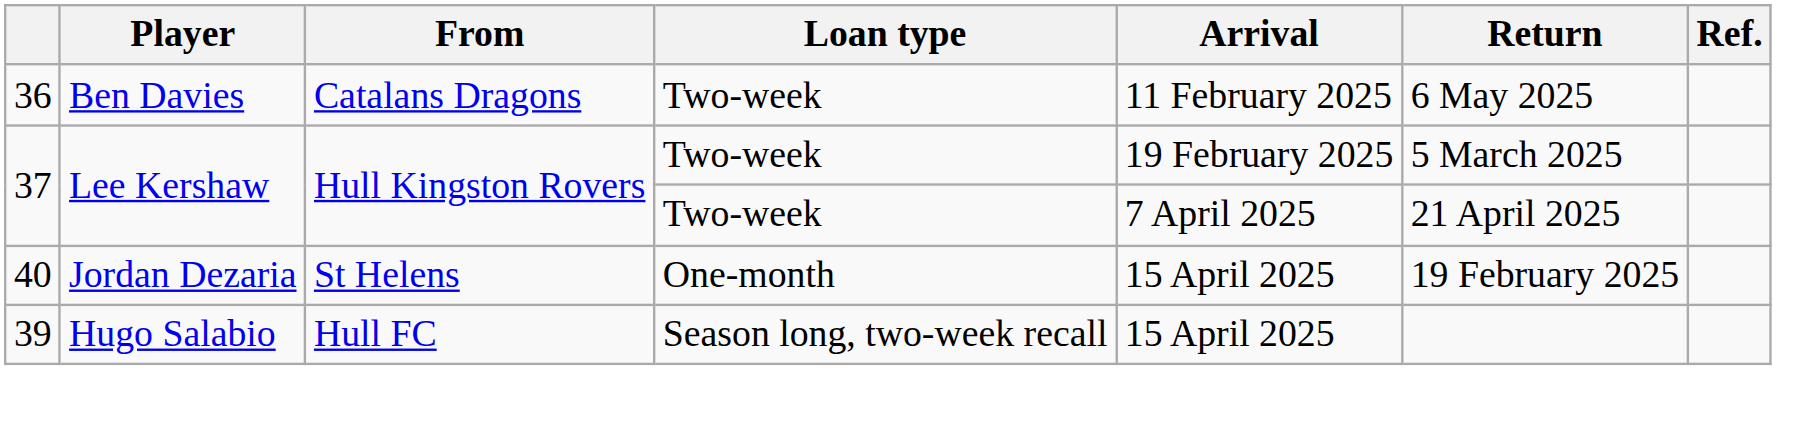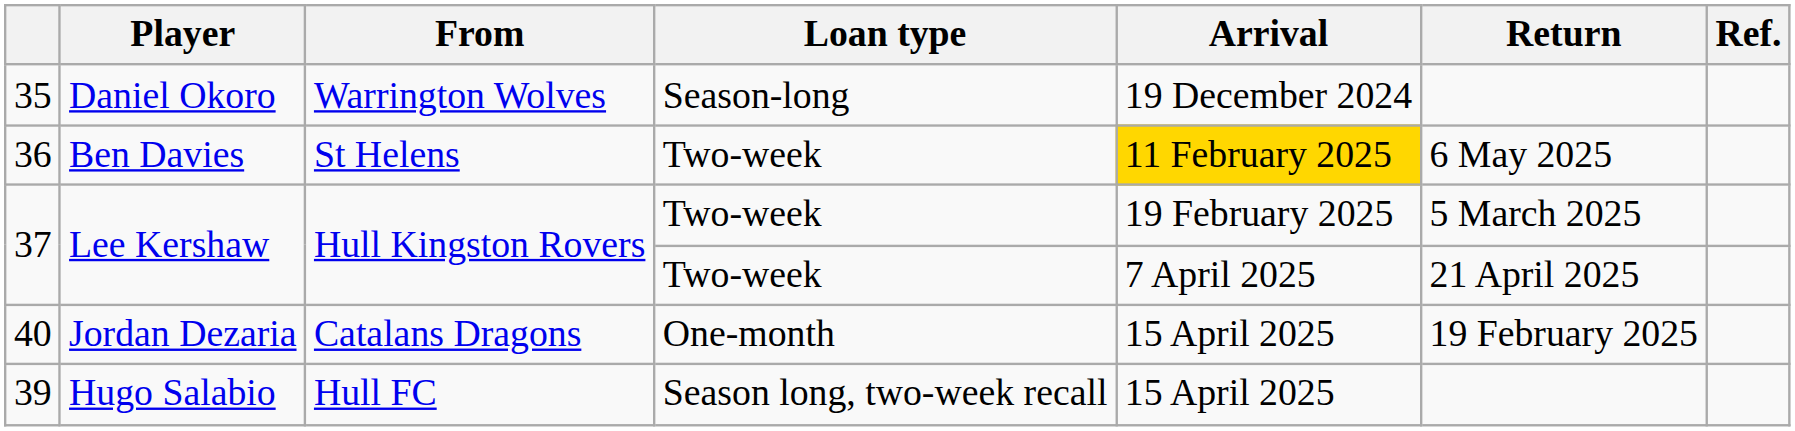+ row: (33, 94)
(448, 94) Catalans Dragons -> (387, 154) St Helens
(1258, 94) no background -> (1258, 154) gold background
(387, 273) St Helens -> (448, 333) Catalans Dragons
